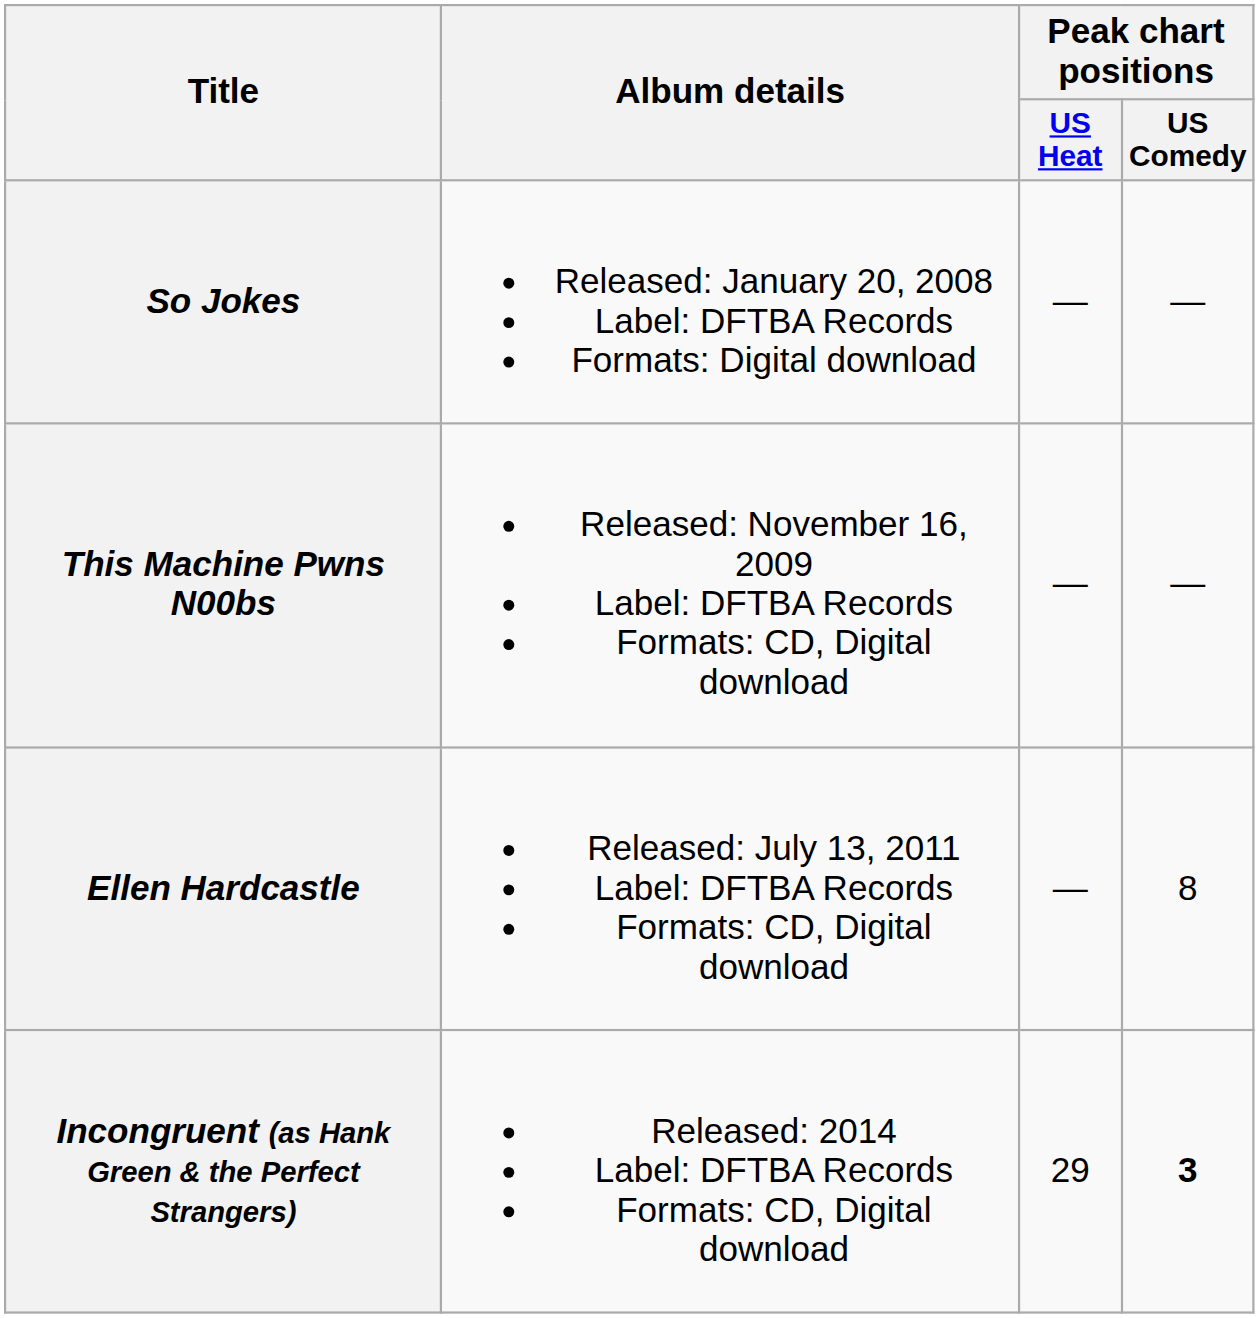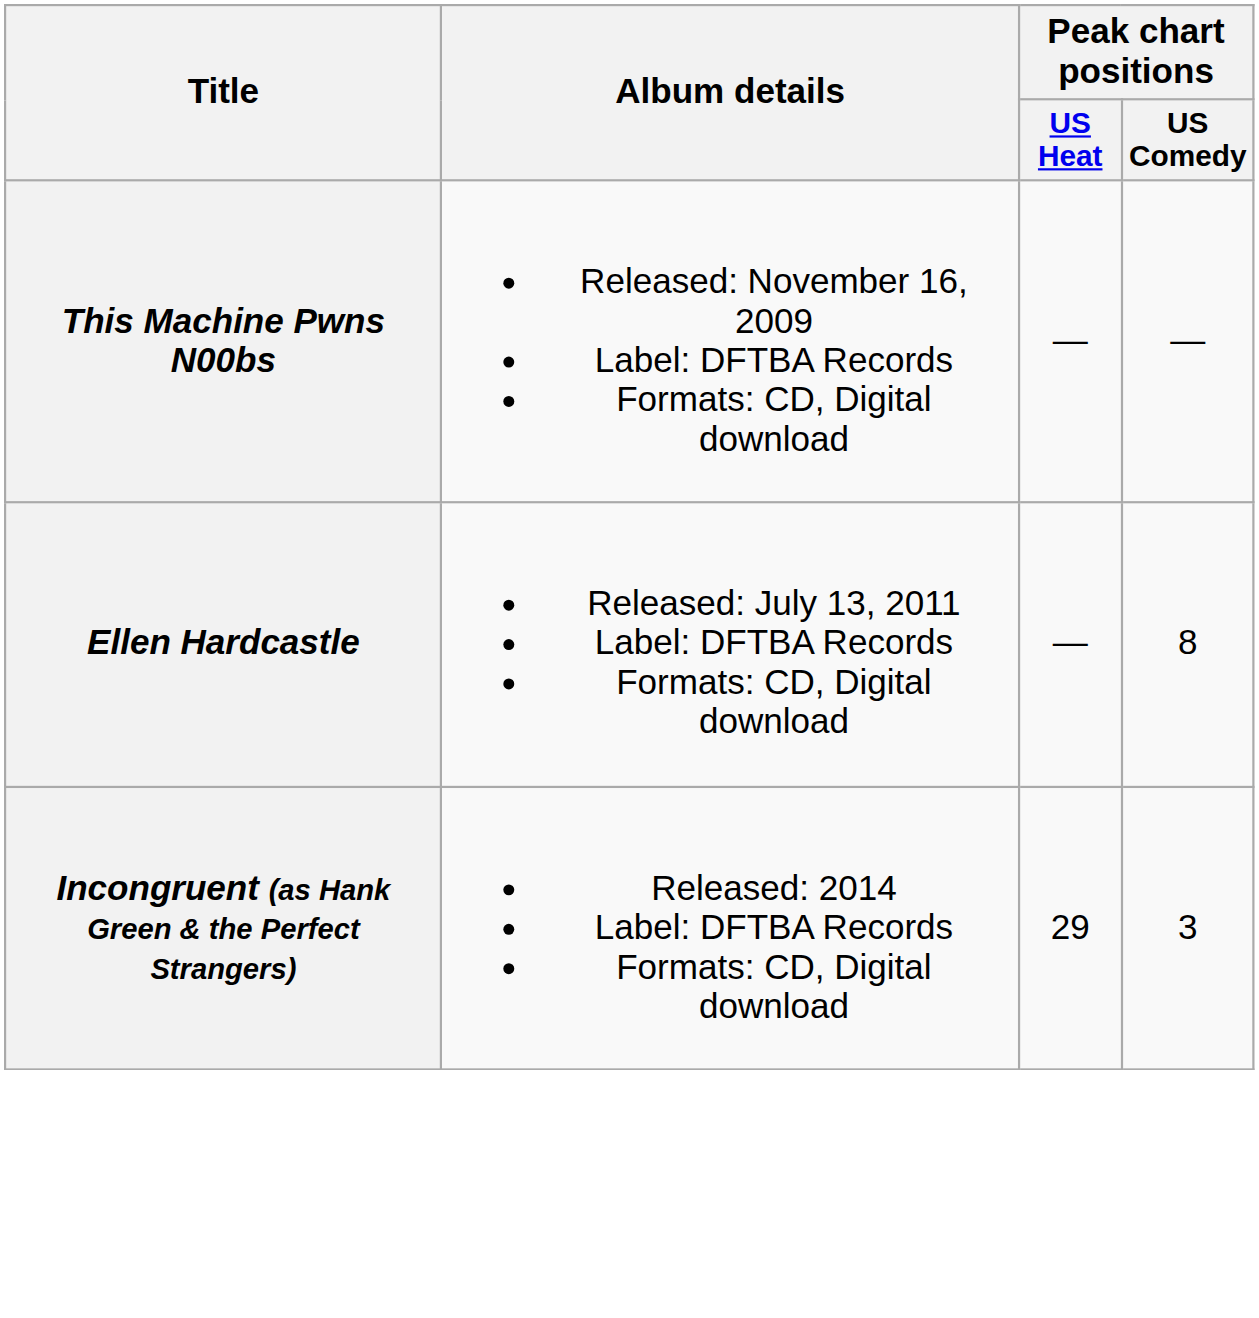- row: (223, 301)
(1188, 1170) bold -> (1188, 927) normal
